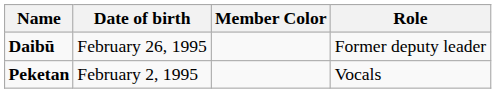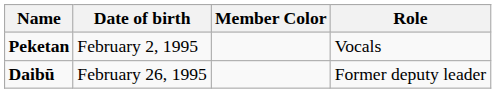rows swapped: (32, 46) <-> (39, 74)
